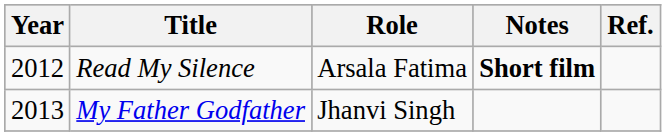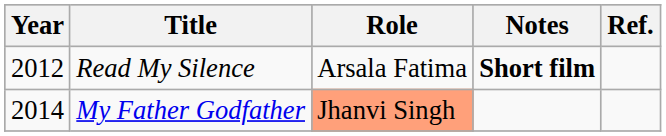(38, 109) 2013 -> (38, 109) 2014
(386, 109) no background -> (386, 109) lightsalmon background
